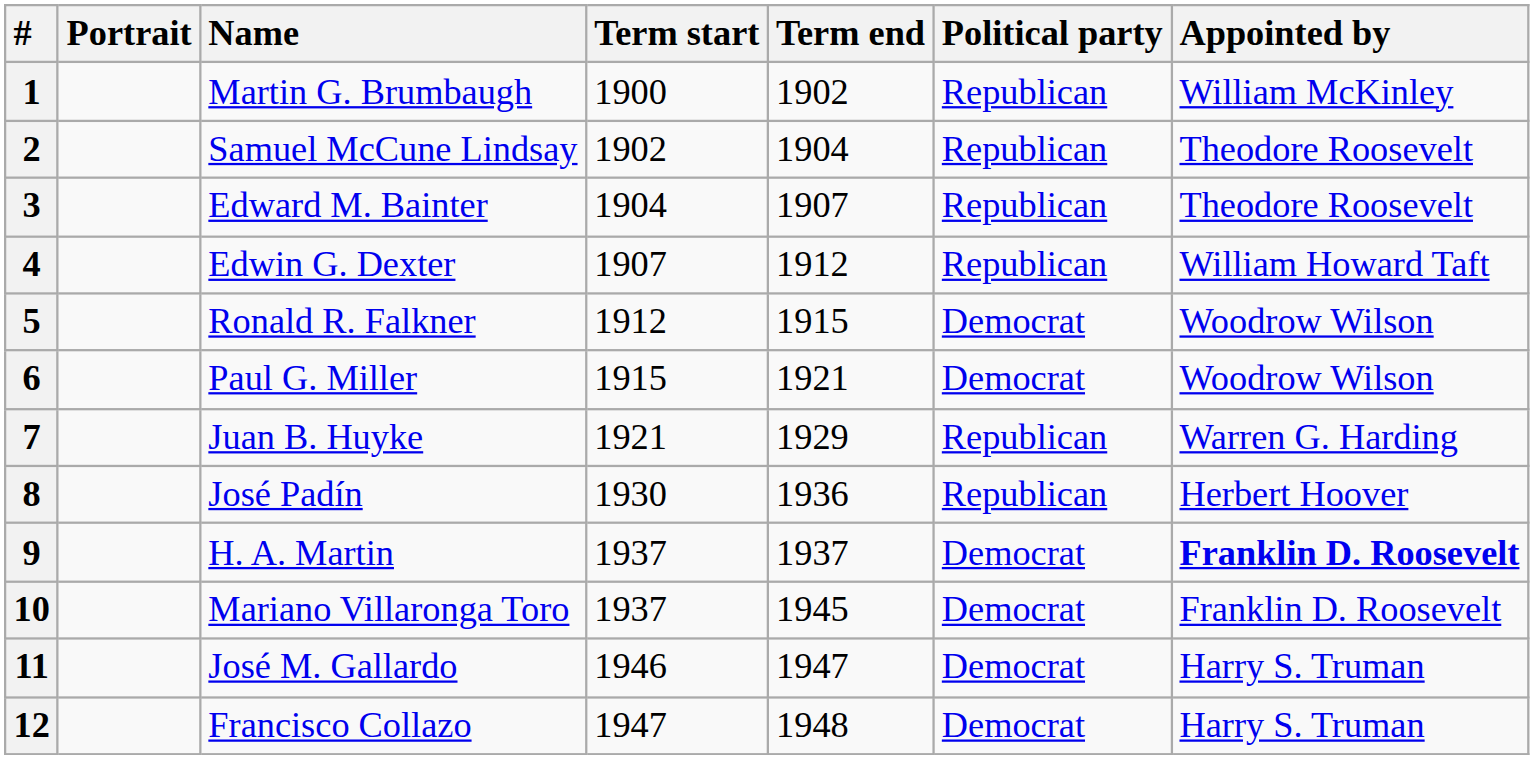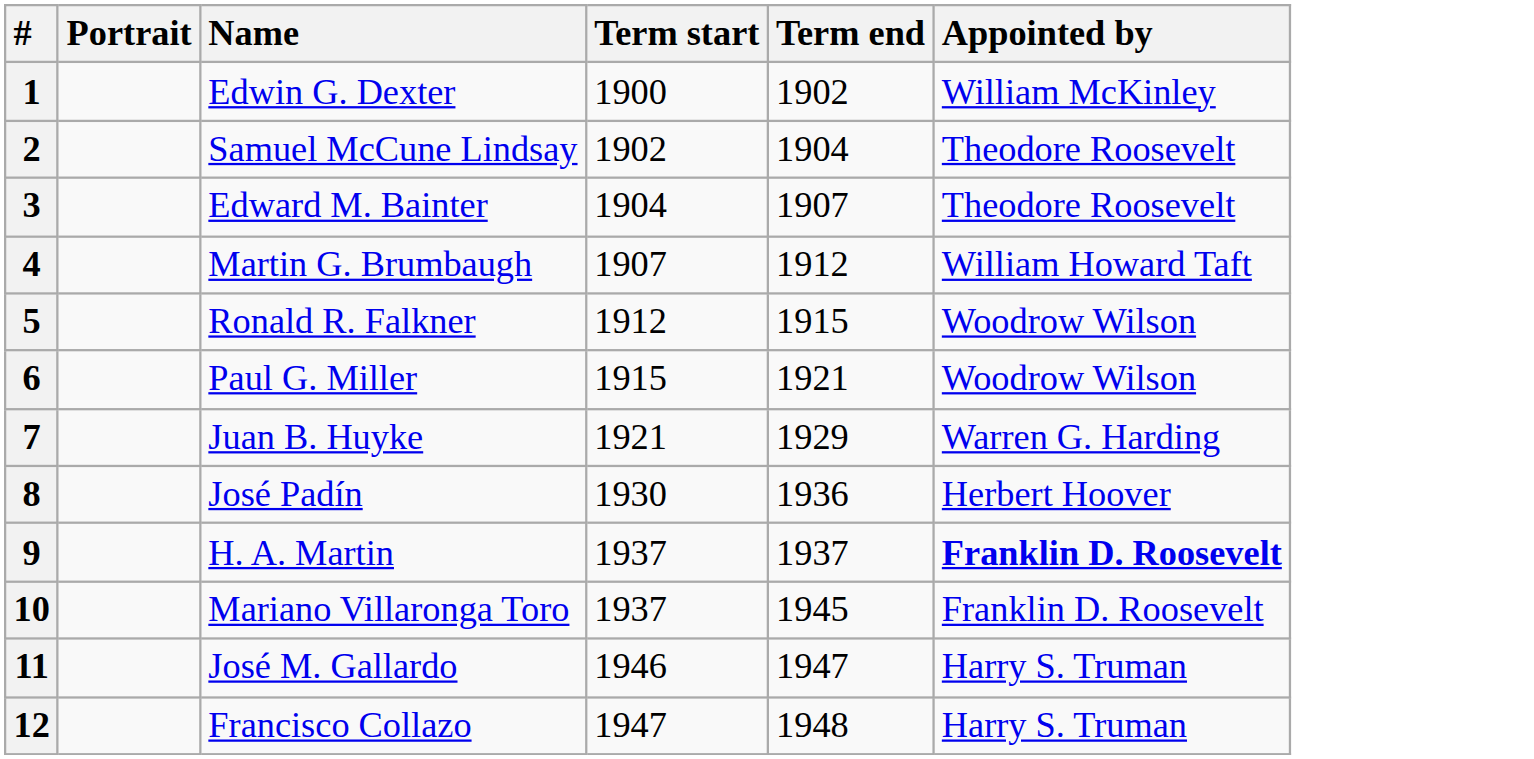- column: (1052, 33)
(370, 90) Martin G. Brumbaugh -> (332, 90) Edwin G. Dexter
(332, 263) Edwin G. Dexter -> (370, 263) Martin G. Brumbaugh
